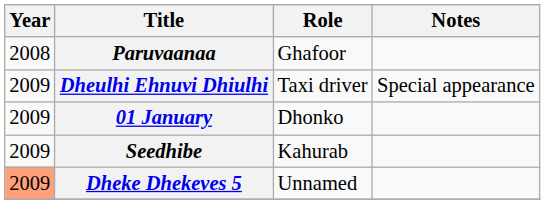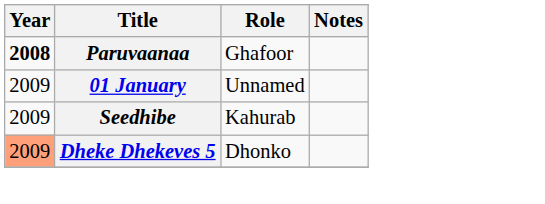(30, 53) normal -> (30, 53) bold
- row: (164, 85)
(311, 118) Dhonko -> (265, 85) Unnamed
(317, 183) Unnamed -> (258, 150) Dhonko
